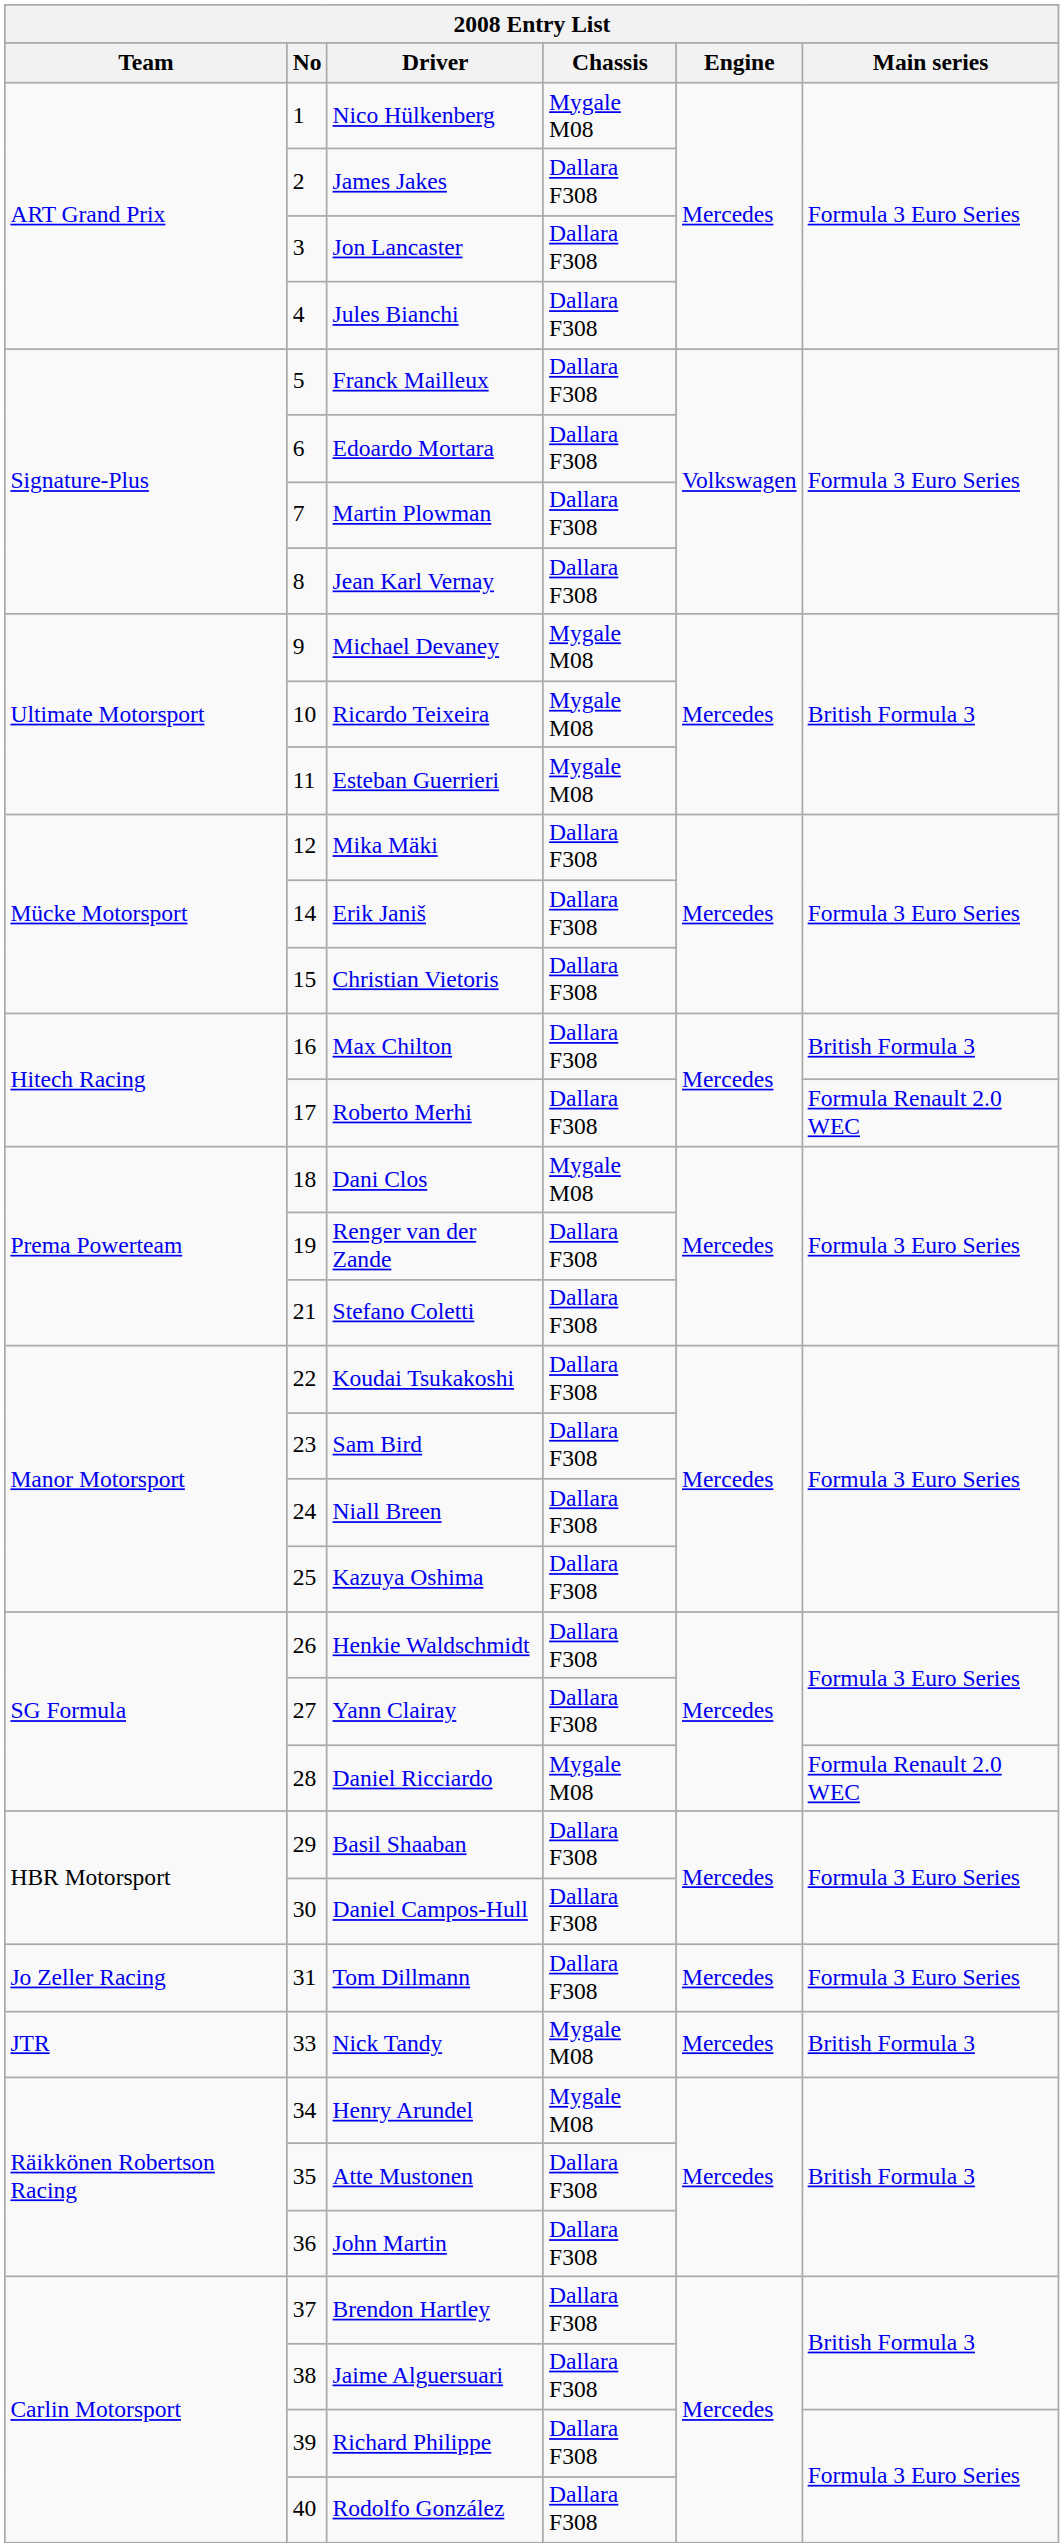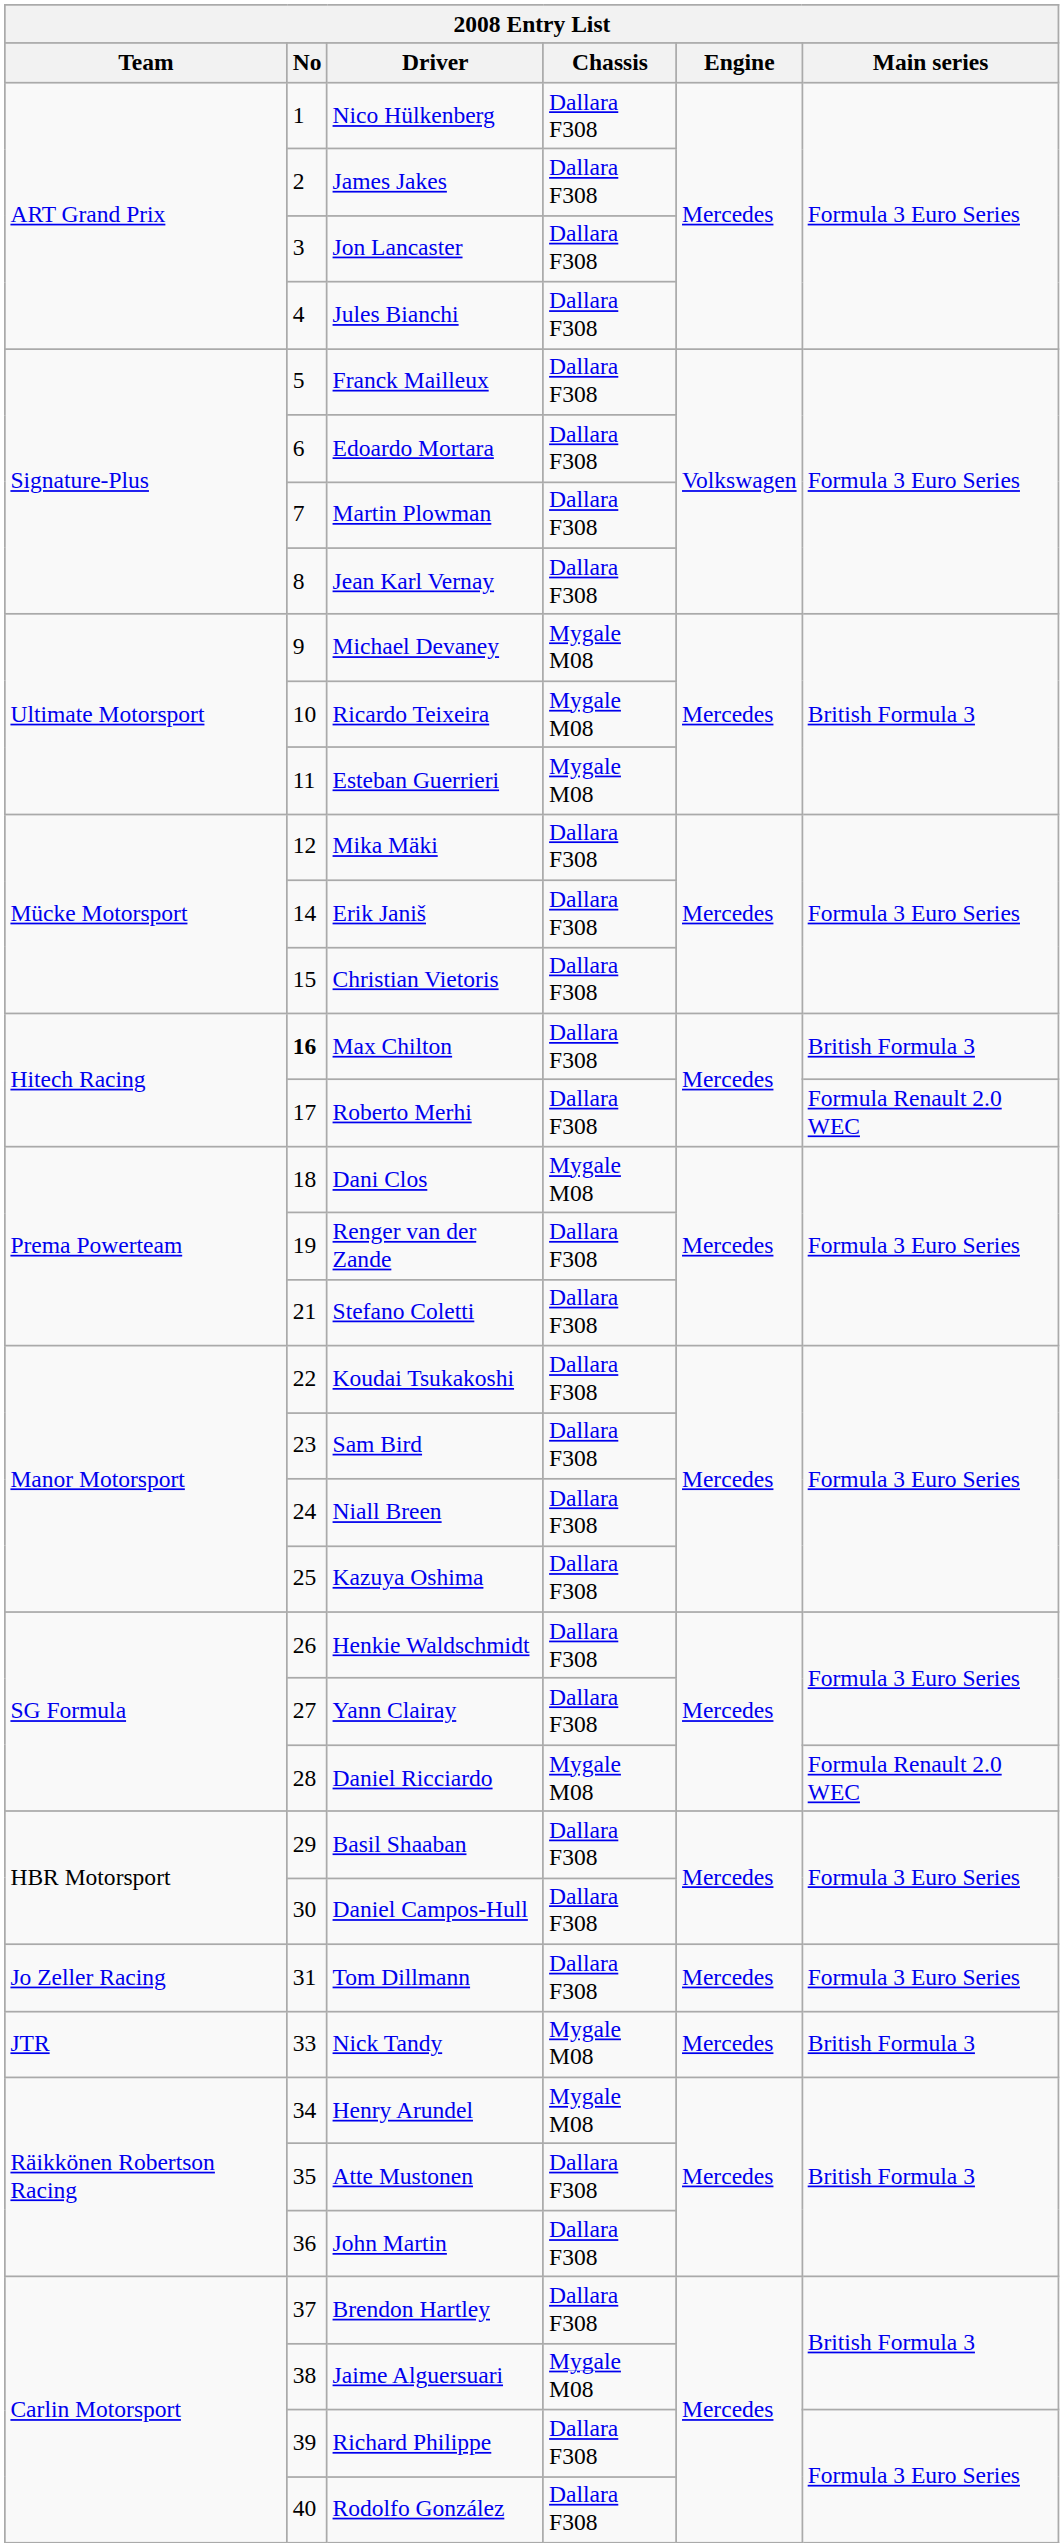(585, 114) Mygale M08 -> (584, 114) Dallara F308
(304, 1045) normal -> (304, 1045) bold
(584, 2375) Dallara F308 -> (585, 2375) Mygale M08
